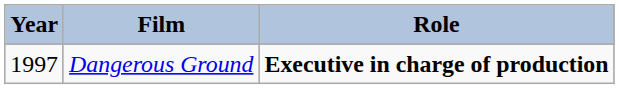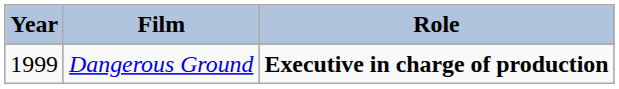(34, 63) 1997 -> (34, 63) 1999
